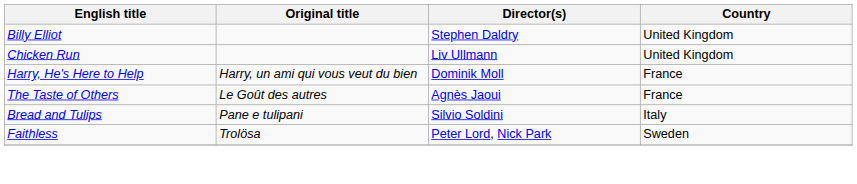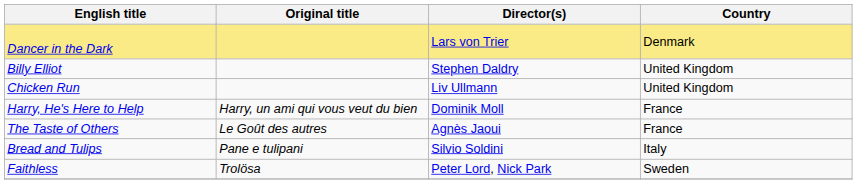+ row: (60, 48)
